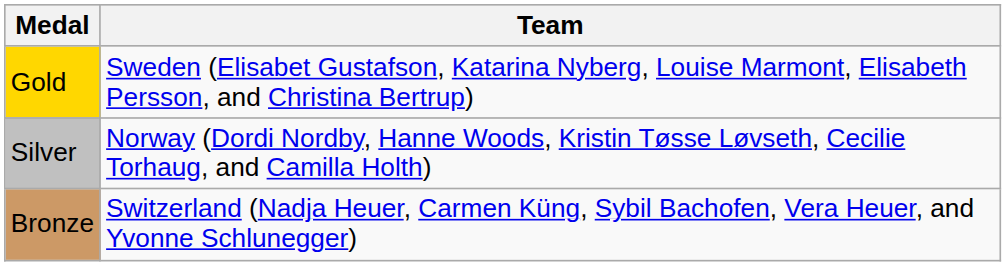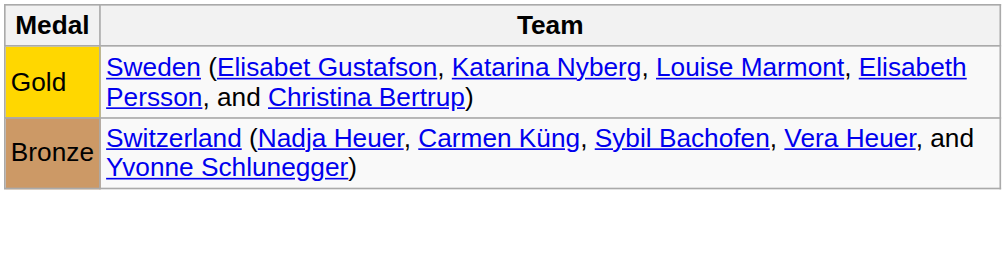- row: (44, 152)
